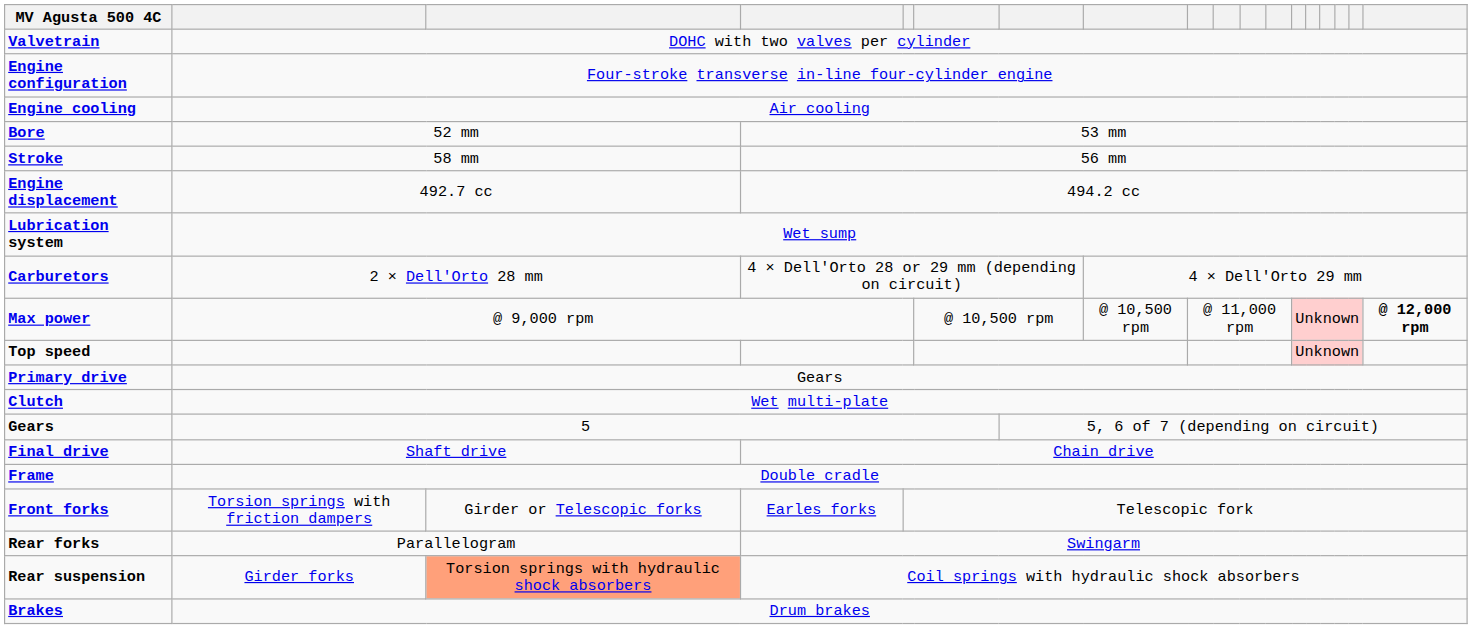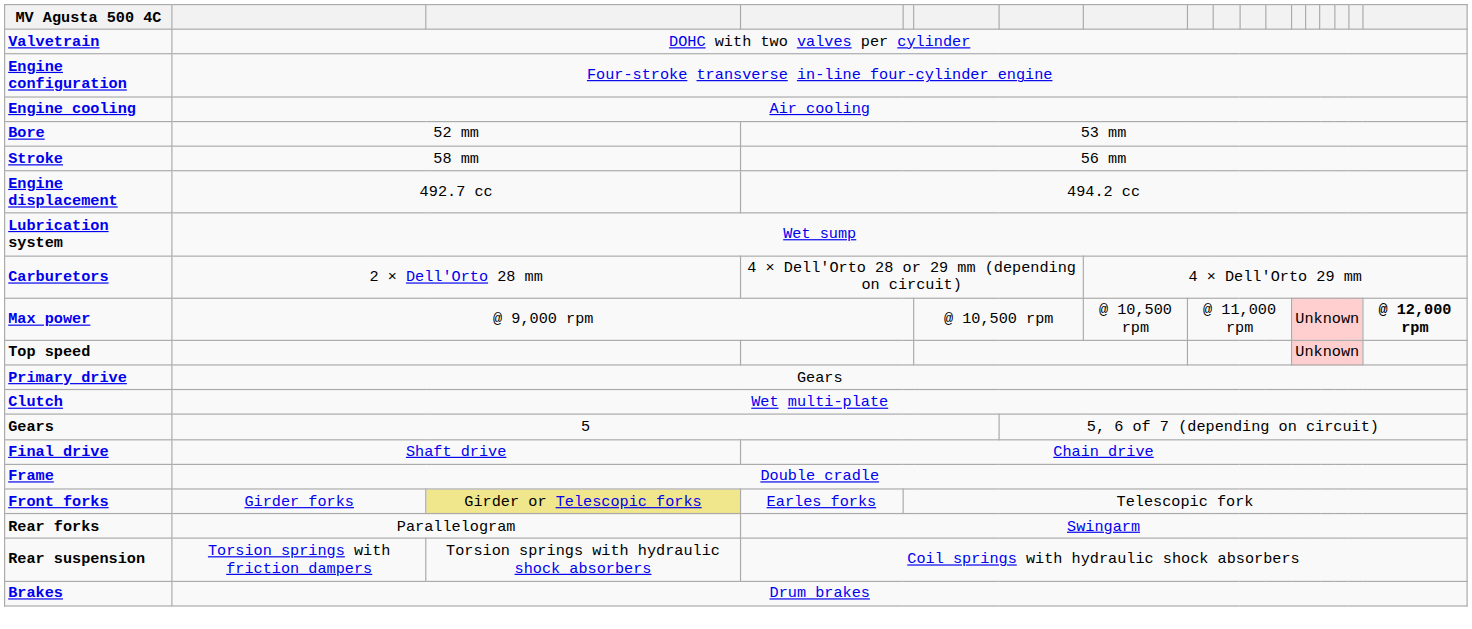(299, 510) Torsion springs with friction dampers -> (299, 501) Girder forks
(583, 510) no background -> (583, 501) khaki background
(299, 577) Girder forks -> (299, 560) Torsion springs with friction dampers
(583, 577) lightsalmon background -> (583, 560) no background
